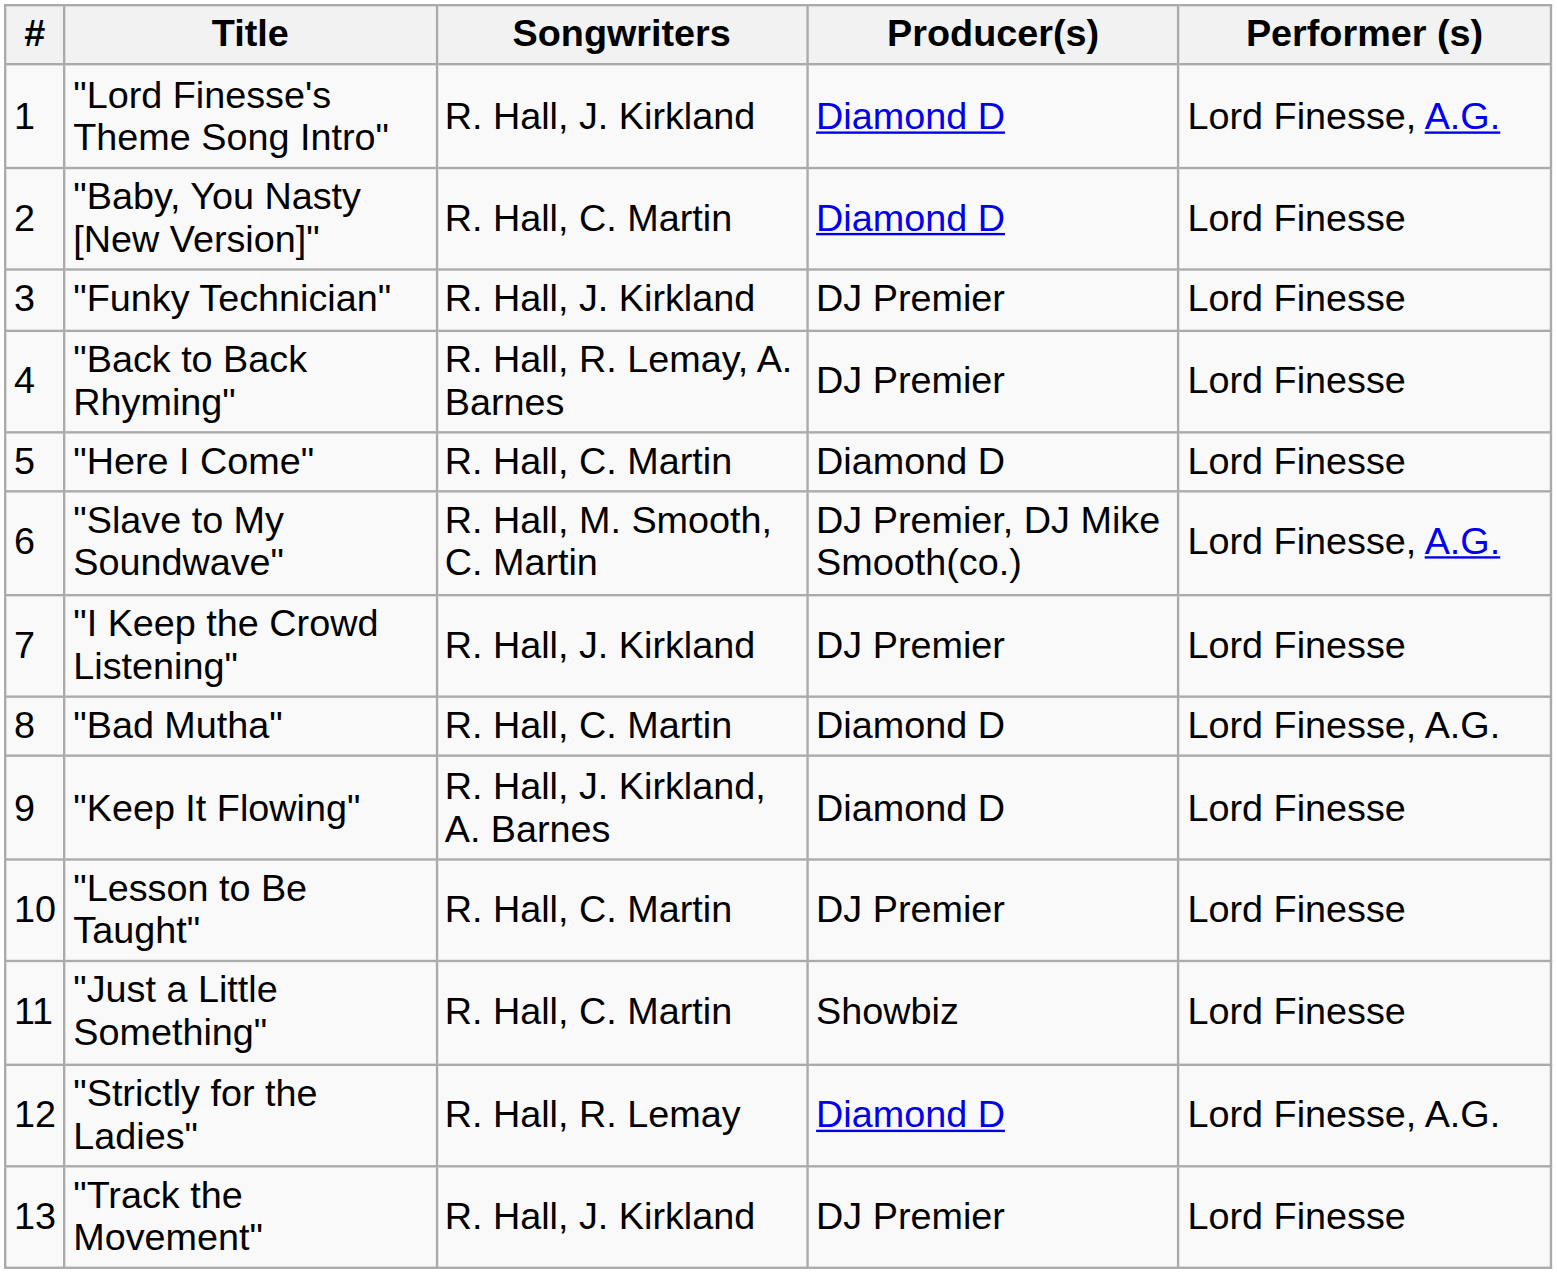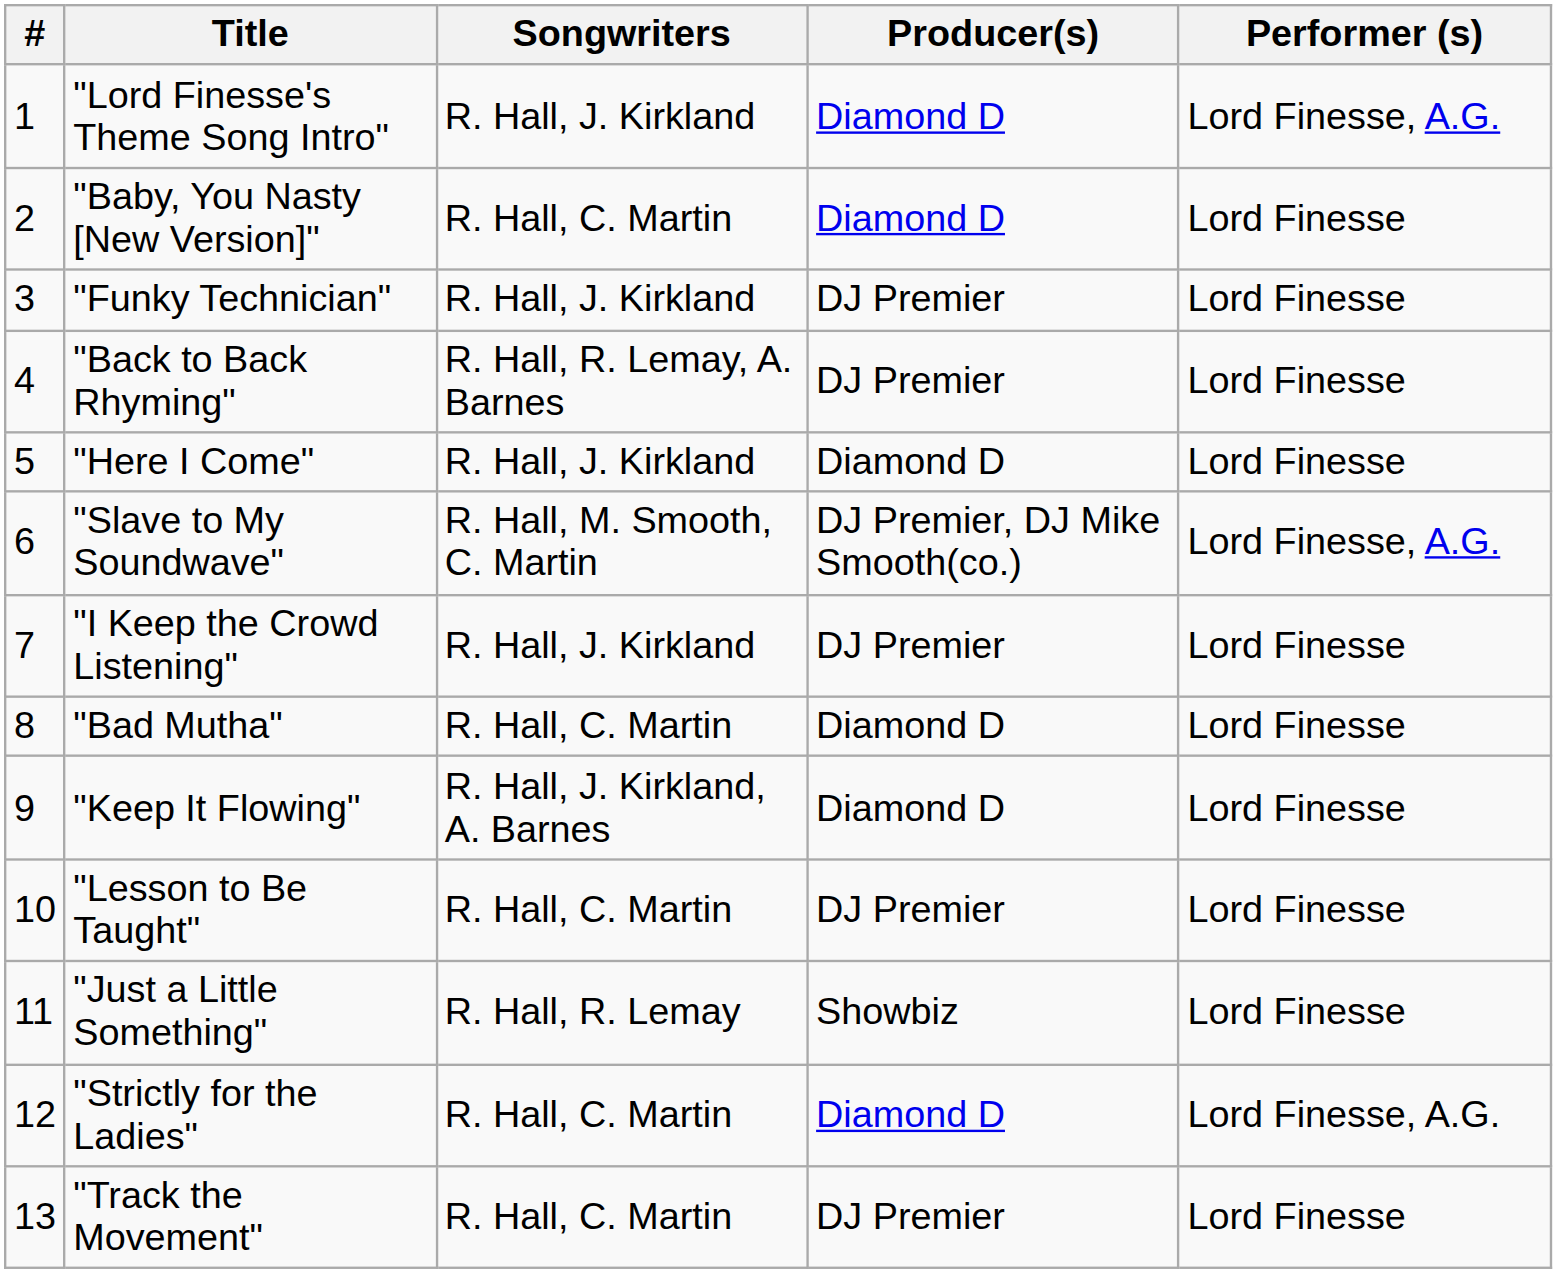(588, 461) R. Hall, C. Martin -> (600, 461) R. Hall, J. Kirkland
(1344, 725) Lord Finesse, A.G. -> (1297, 725) Lord Finesse
(588, 1011) R. Hall, C. Martin -> (593, 1011) R. Hall, R. Lemay
(593, 1114) R. Hall, R. Lemay -> (588, 1114) R. Hall, C. Martin
(600, 1216) R. Hall, J. Kirkland -> (588, 1216) R. Hall, C. Martin
